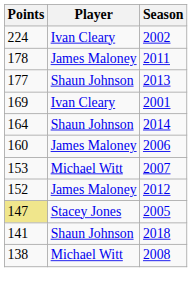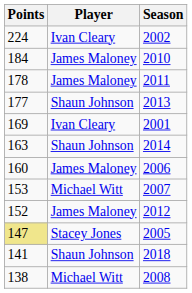+ row: (157, 59)
(18, 124) 164 -> (18, 146) 163
